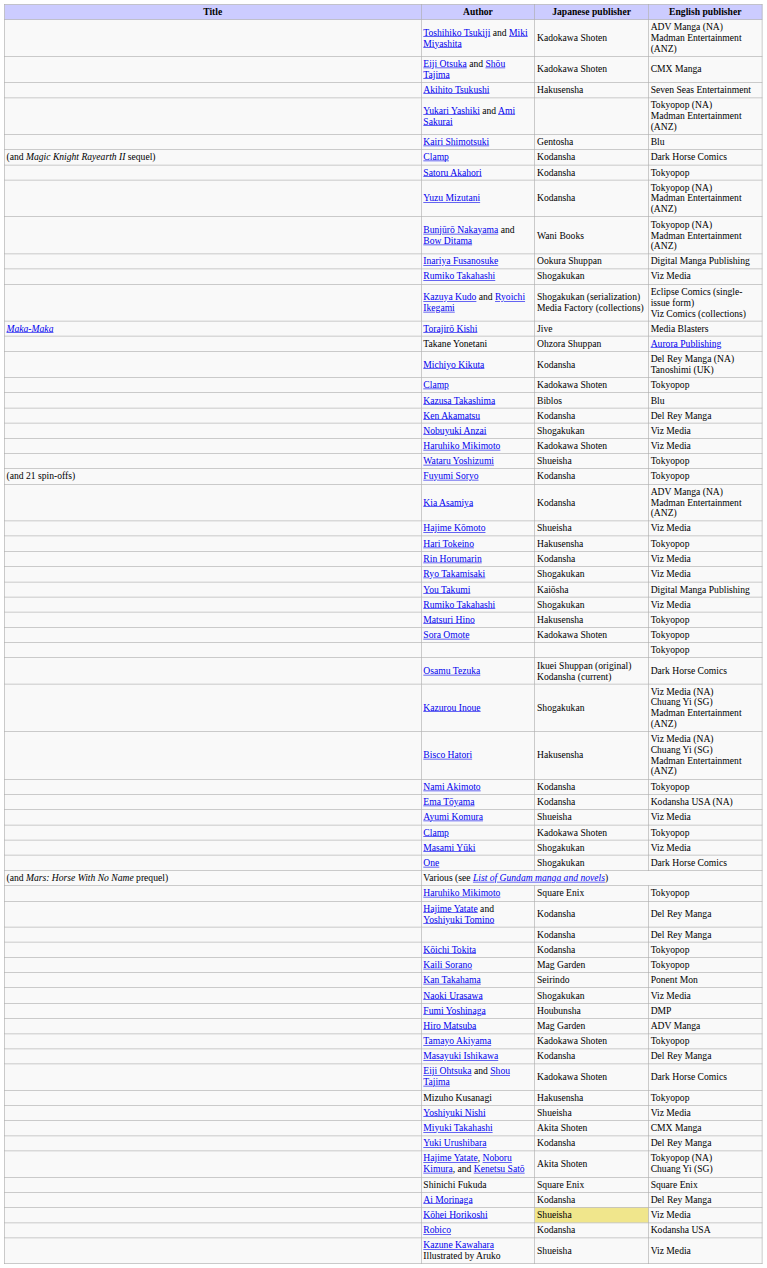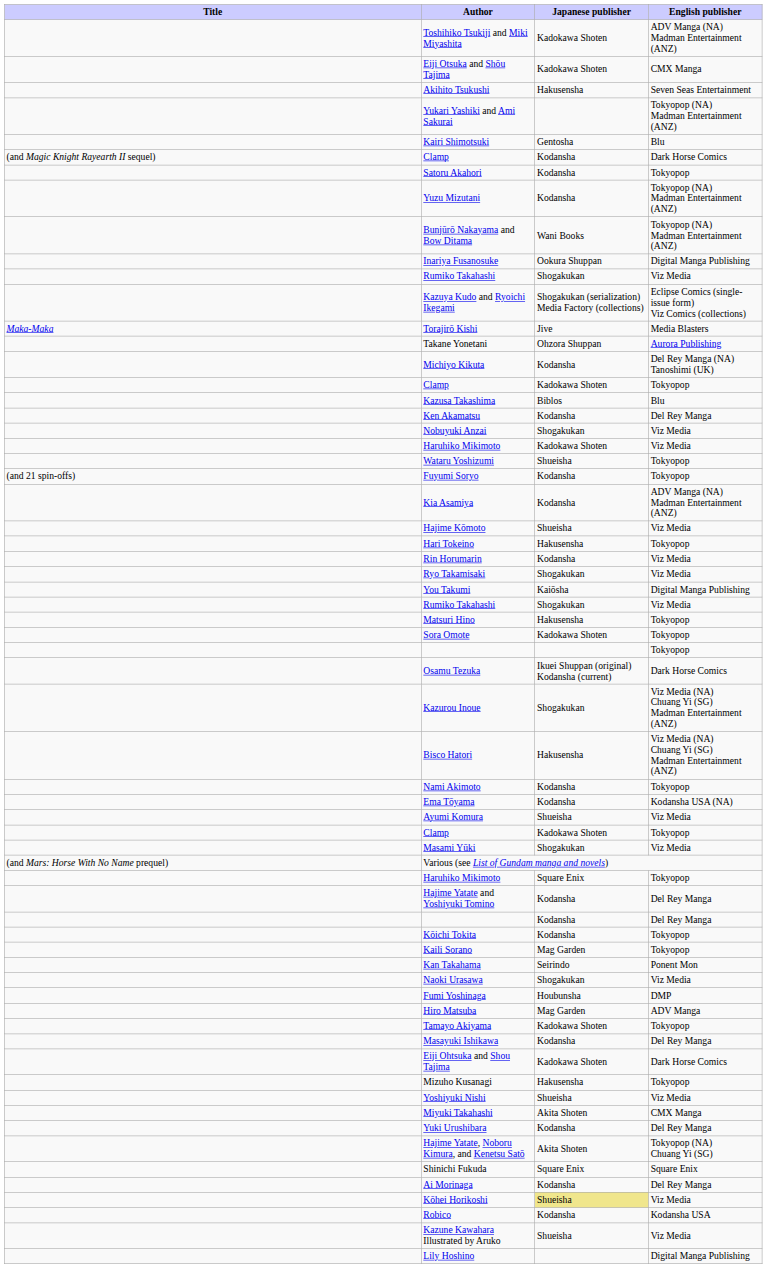- row: (431, 863)
+ row: (449, 1256)
